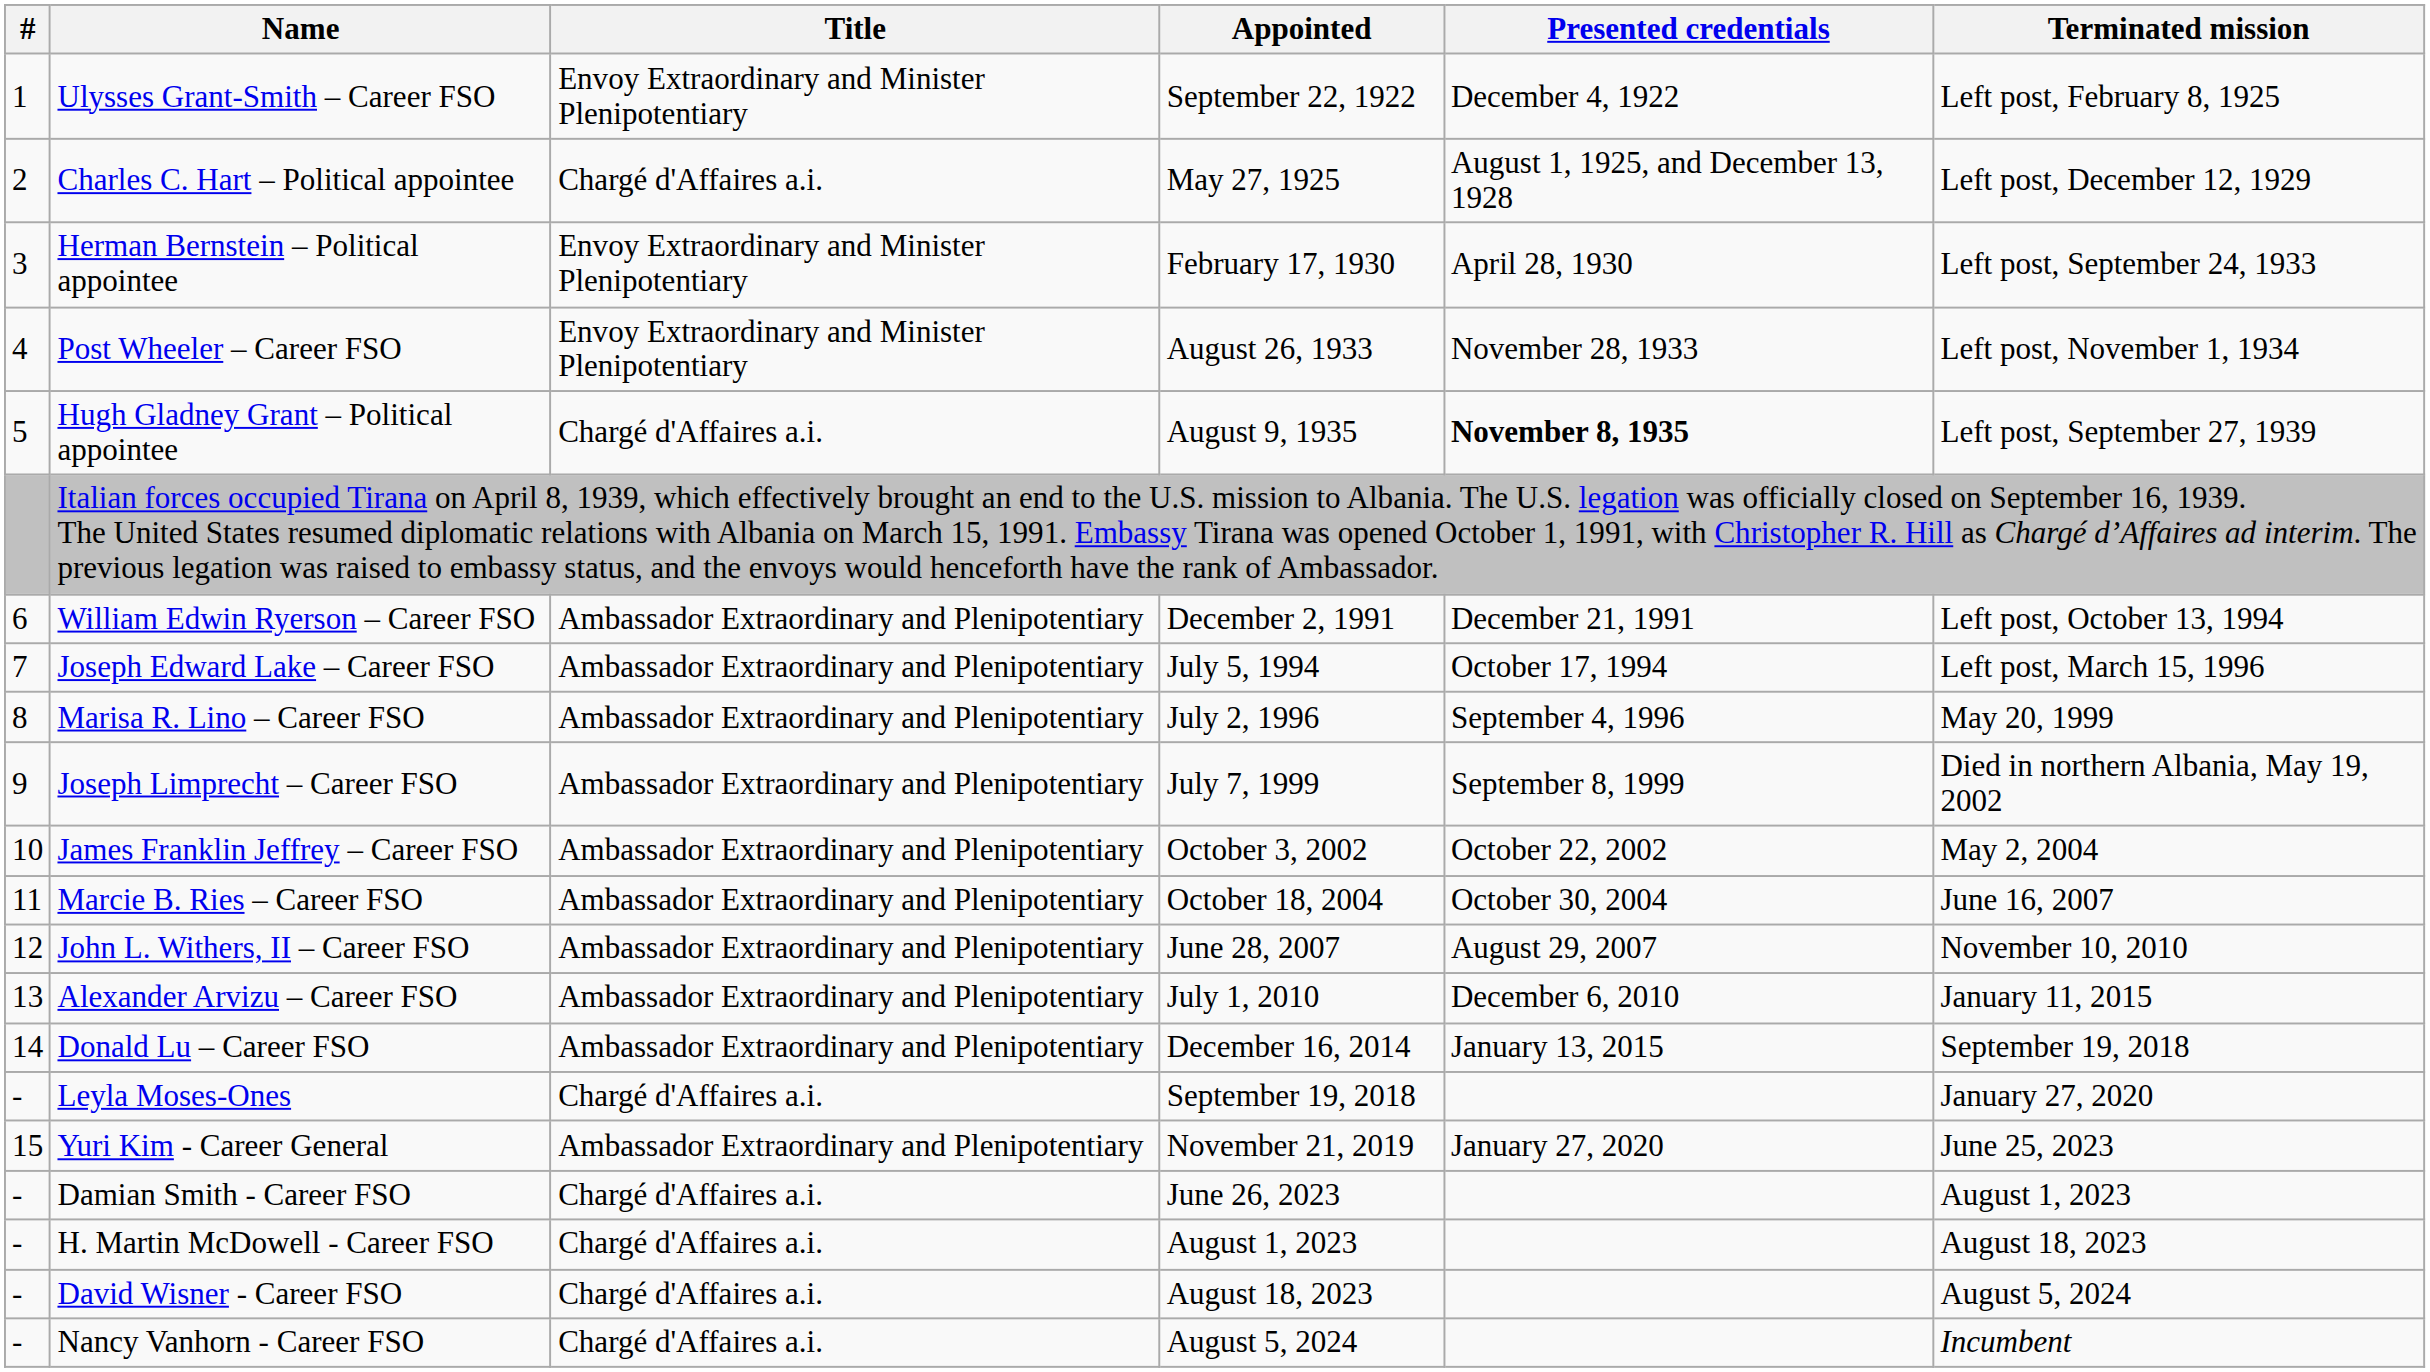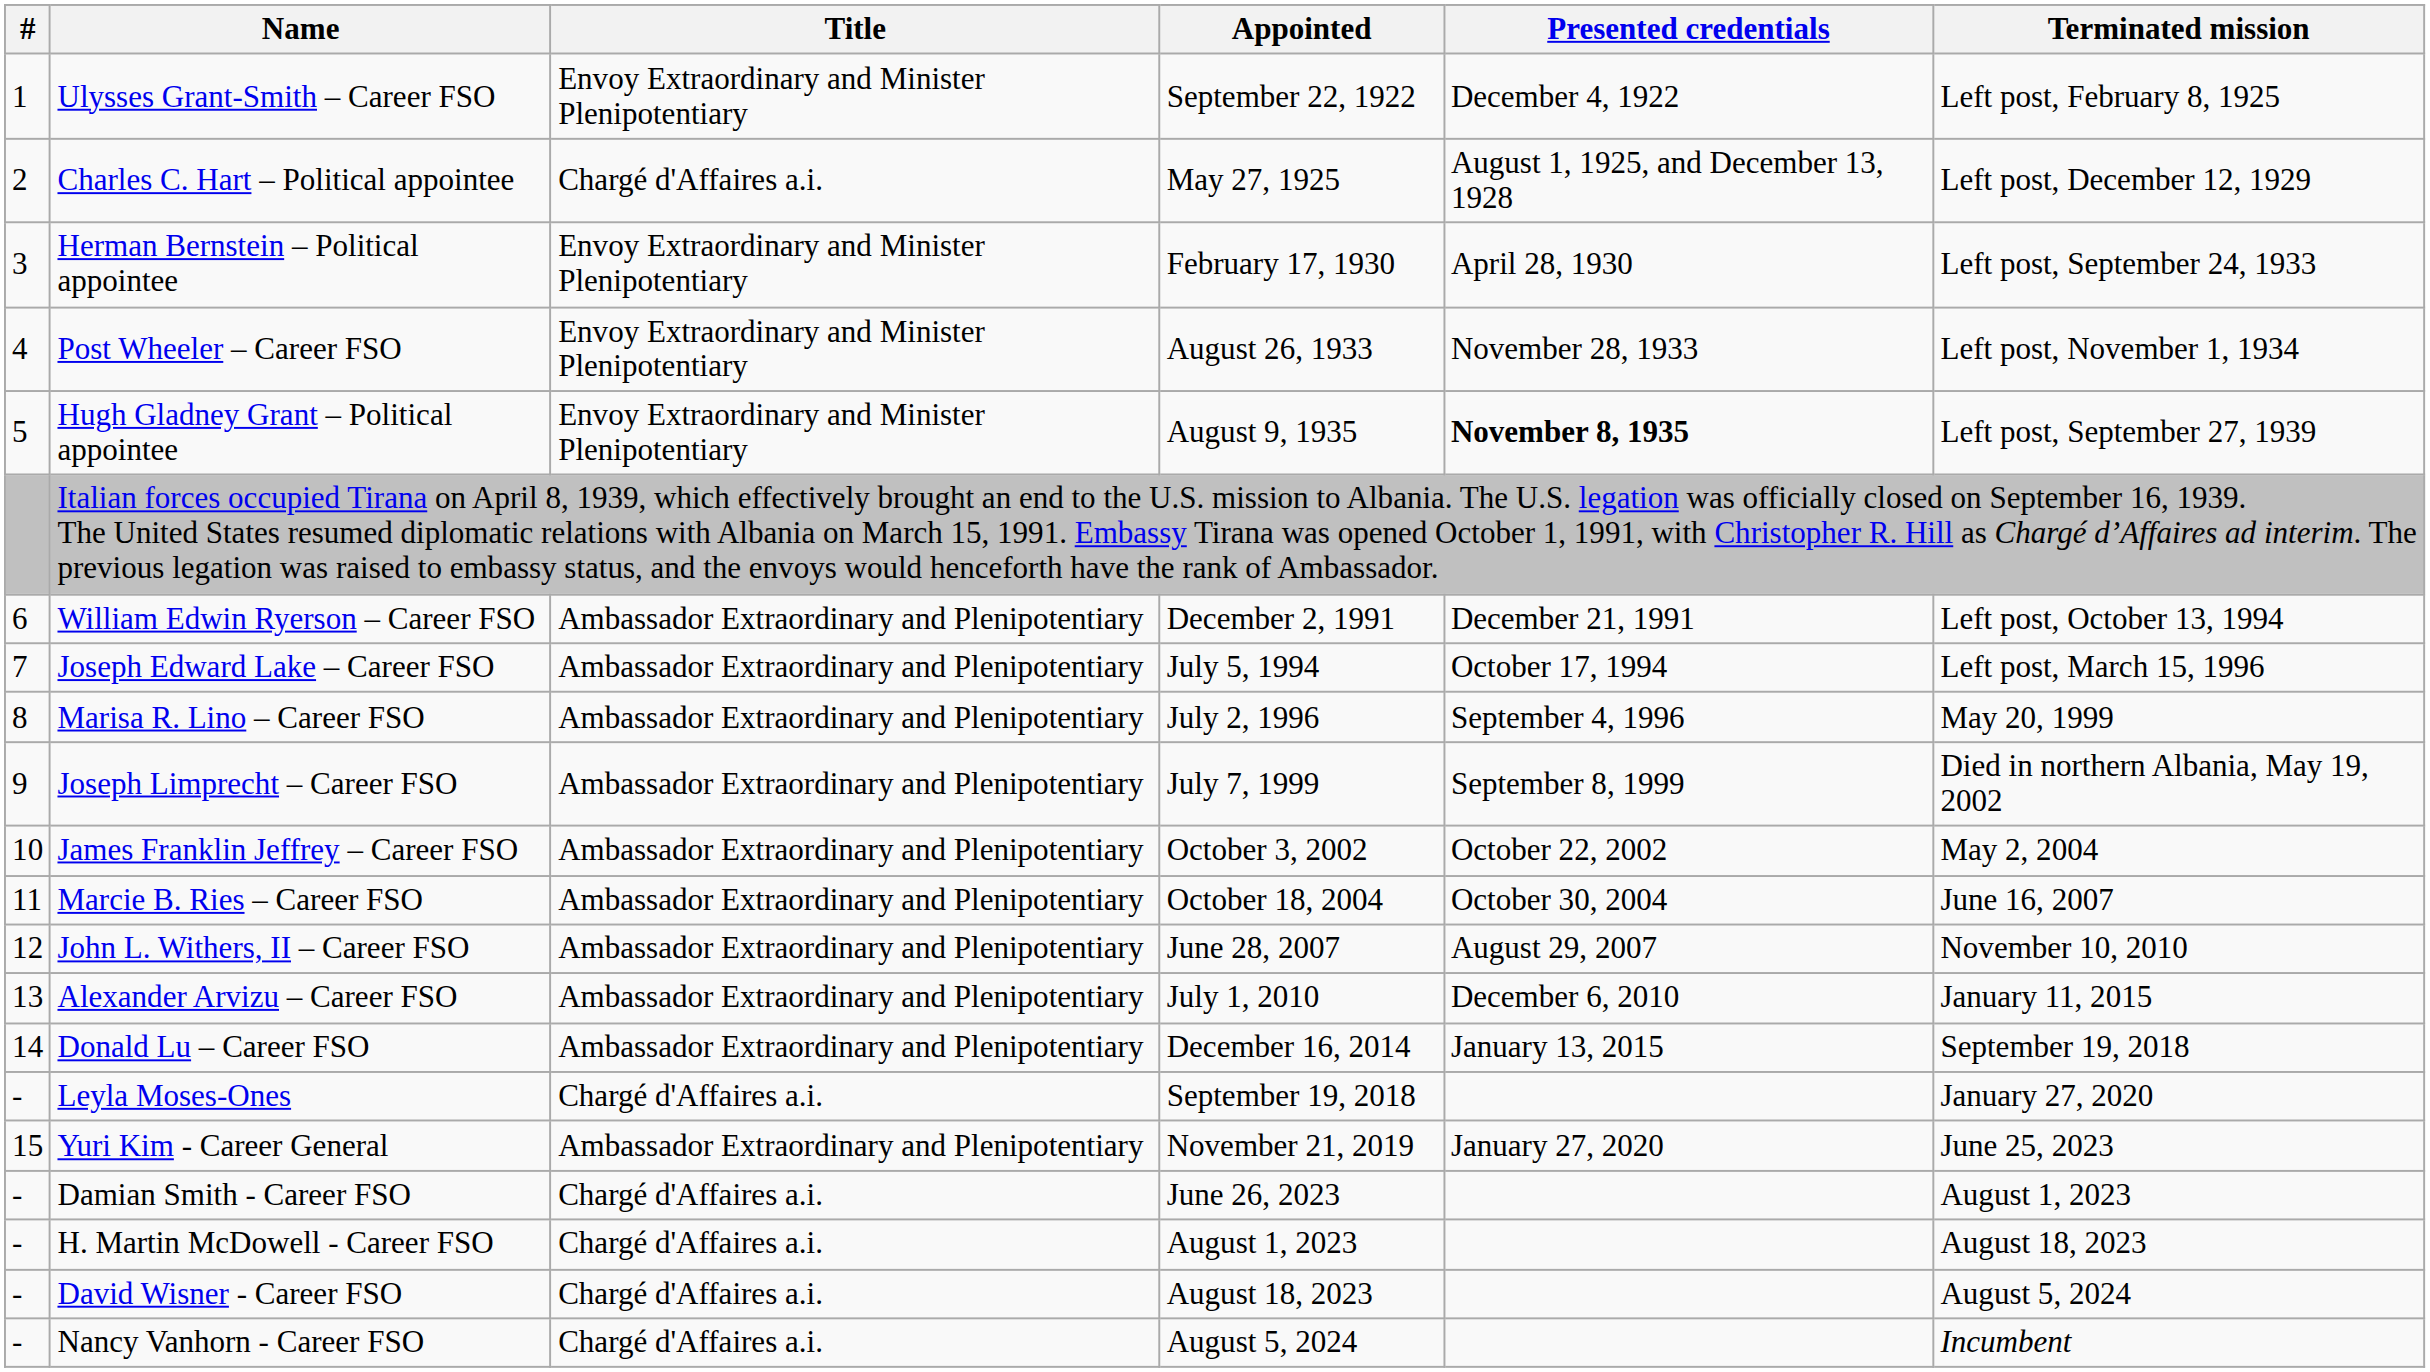(691, 432) Chargé d'Affaires a.i. -> (771, 432) Envoy Extraordinary and Minister Plenipotentiary
